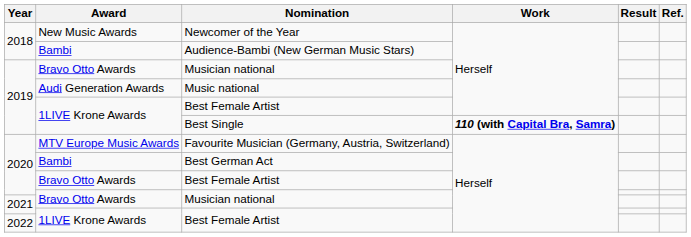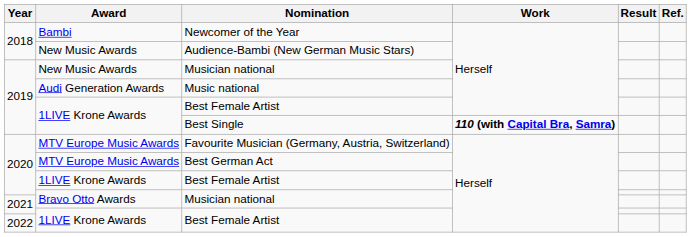(88, 32) New Music Awards -> (55, 32) Bambi
(55, 50) Bambi -> (88, 50) New Music Awards
(87, 69) Bravo Otto Awards -> (88, 69) New Music Awards
(55, 161) Bambi -> (109, 161) MTV Europe Music Awards
(87, 180) Bravo Otto Awards -> (92, 180) 1LIVE Krone Awards
